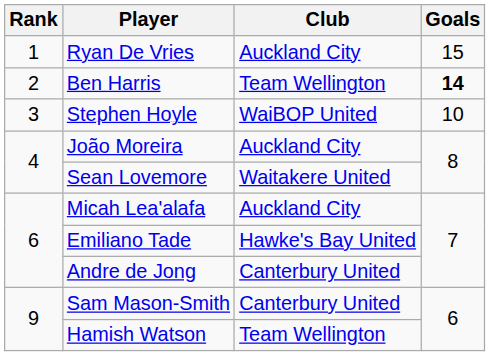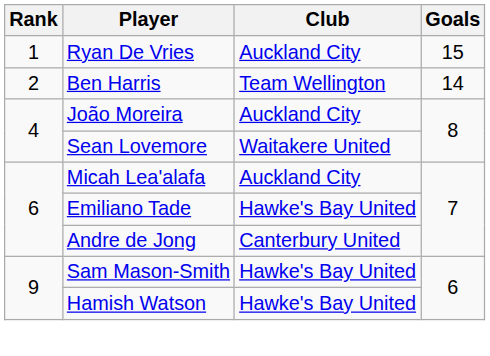(453, 83) bold -> (453, 83) normal
- row: (132, 114)
(320, 303) Canterbury United -> (328, 271) Hawke's Bay United
(312, 334) Team Wellington -> (328, 303) Hawke's Bay United
